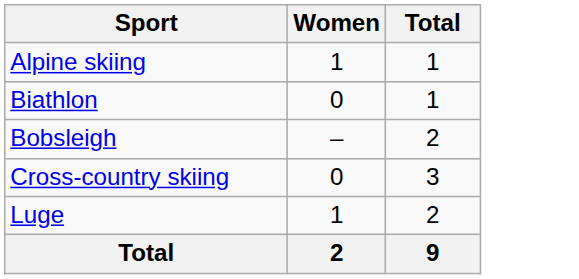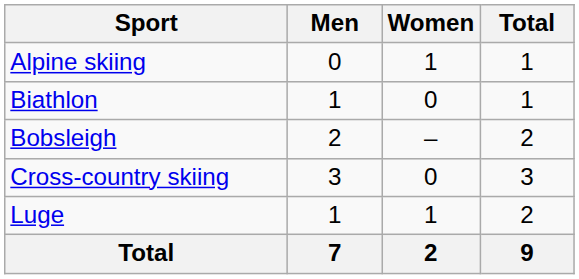+ column: (335, 23)
